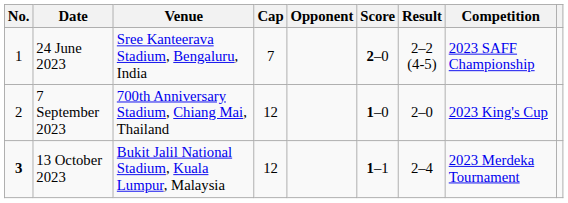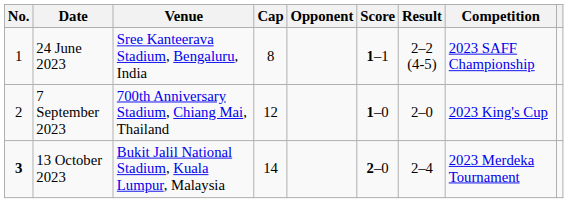(271, 56) 7 -> (271, 56) 8
(378, 56) 2–0 -> (378, 56) 1–1
(271, 169) 12 -> (271, 169) 14
(378, 169) 1–1 -> (378, 169) 2–0
